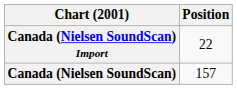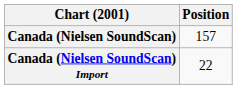rows swapped: (92, 44) <-> (92, 73)
